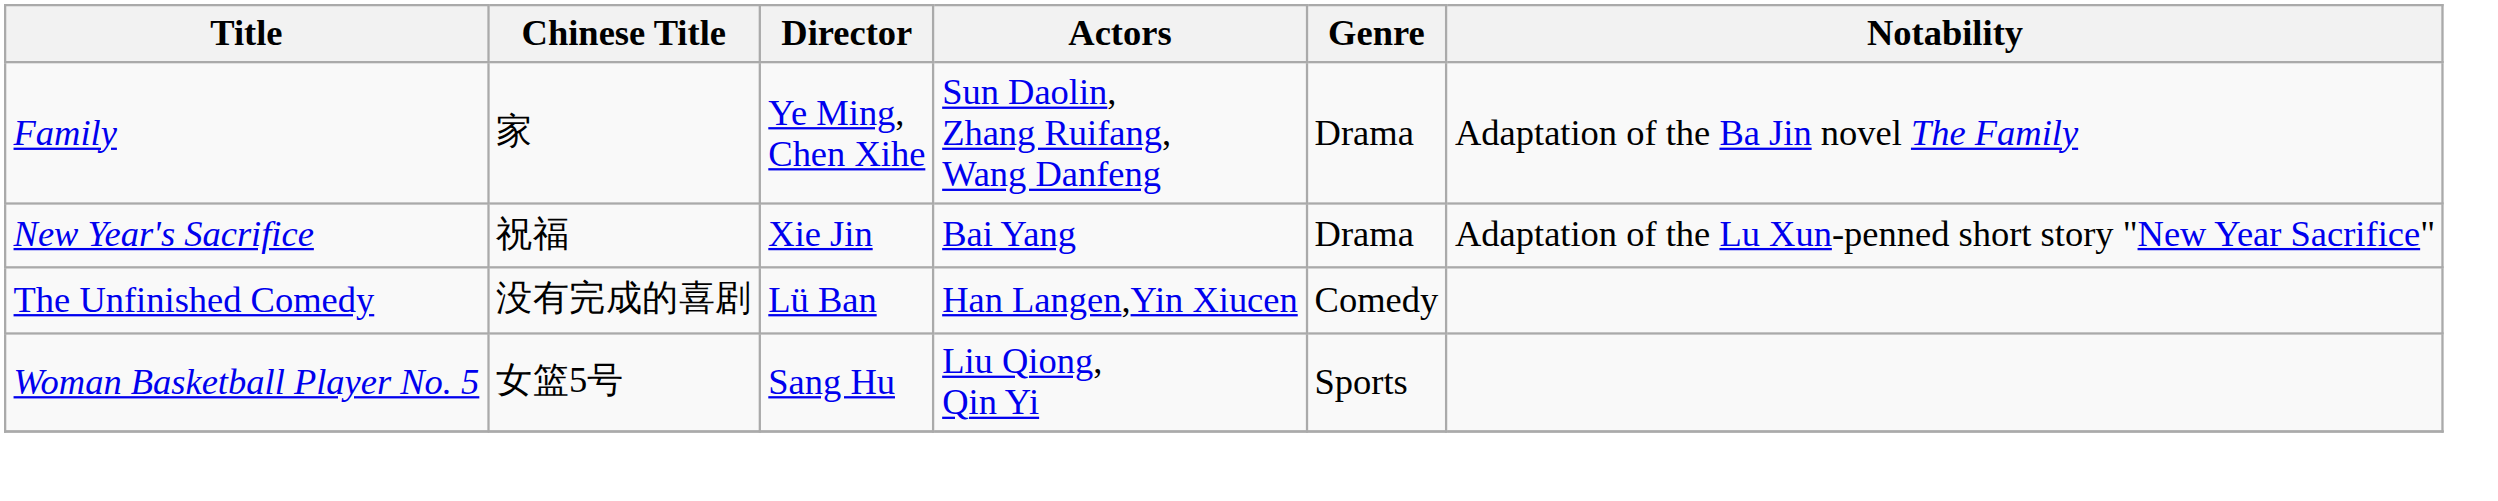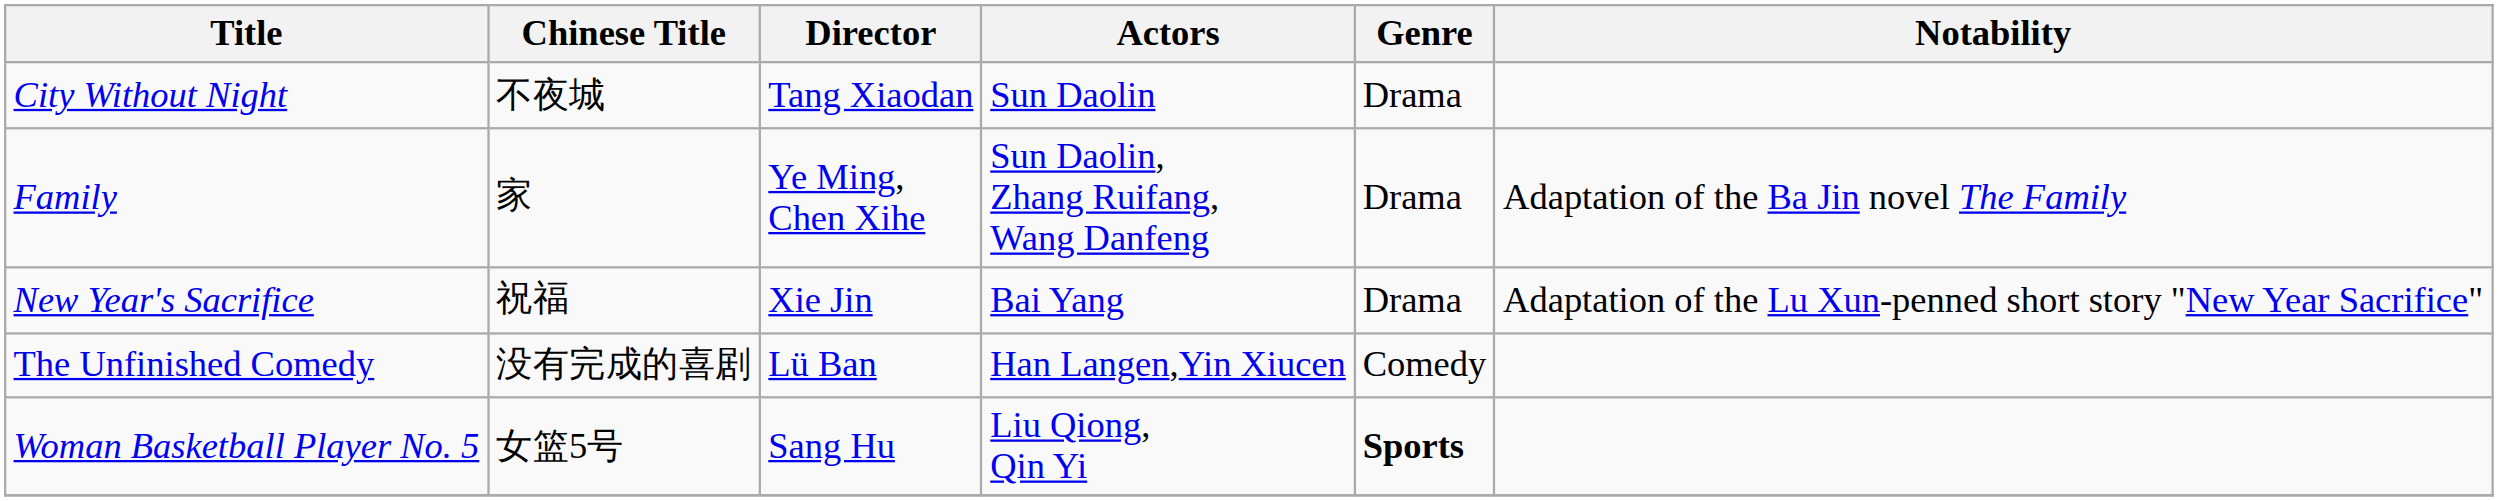+ row: (150, 94)
(1361, 381) normal -> (1413, 445) bold
